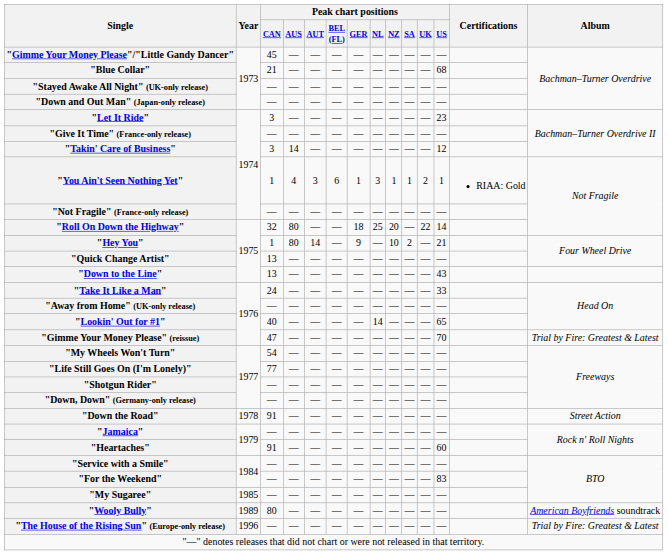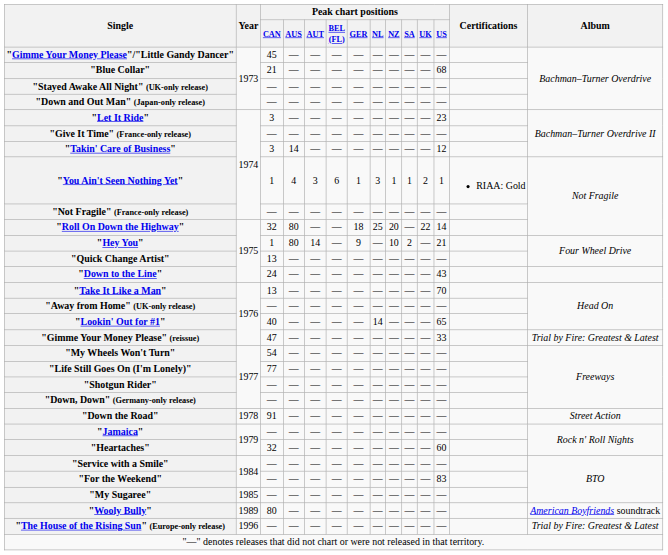(272, 274) 13 -> (272, 274) 24
(272, 290) 24 -> (272, 290) 13
(442, 290) 33 -> (442, 290) 70
(442, 337) 70 -> (442, 337) 33
(272, 447) 91 -> (272, 447) 32
